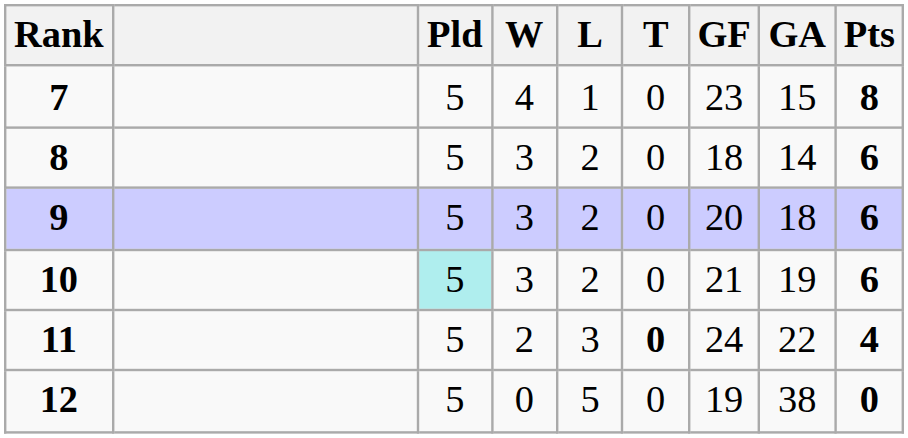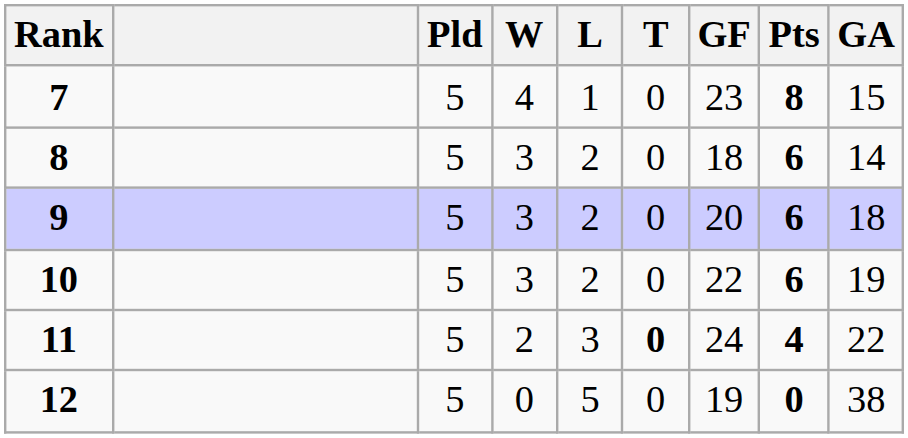columns swapped: (797, 34) <-> (869, 34)
(455, 278) paleturquoise background -> (455, 278) no background
(724, 278) 21 -> (724, 278) 22
